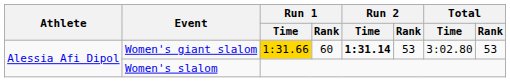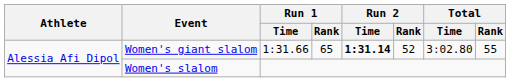(286, 49) gold background -> (286, 49) no background
(327, 49) 60 -> (327, 49) 65
(409, 49) 53 -> (409, 49) 52
(490, 49) 53 -> (490, 49) 55
